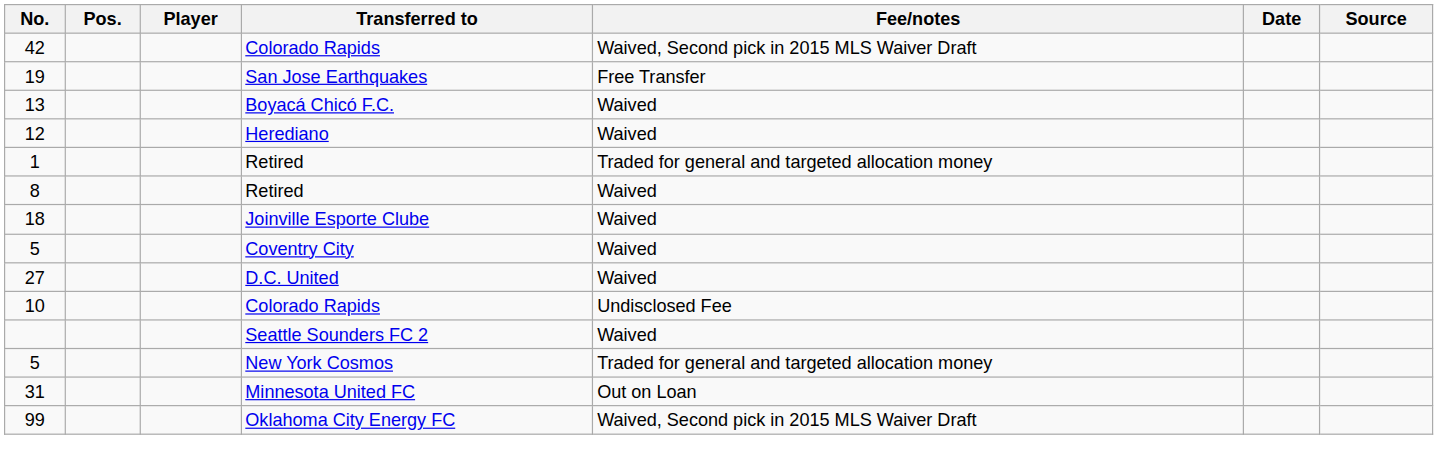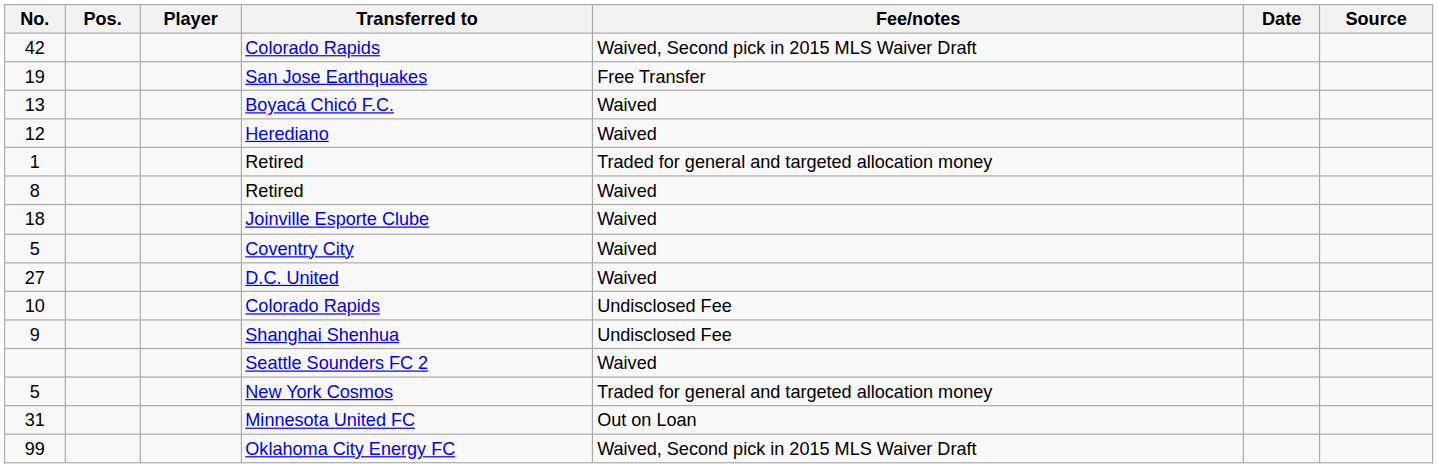+ row: (35, 334)
